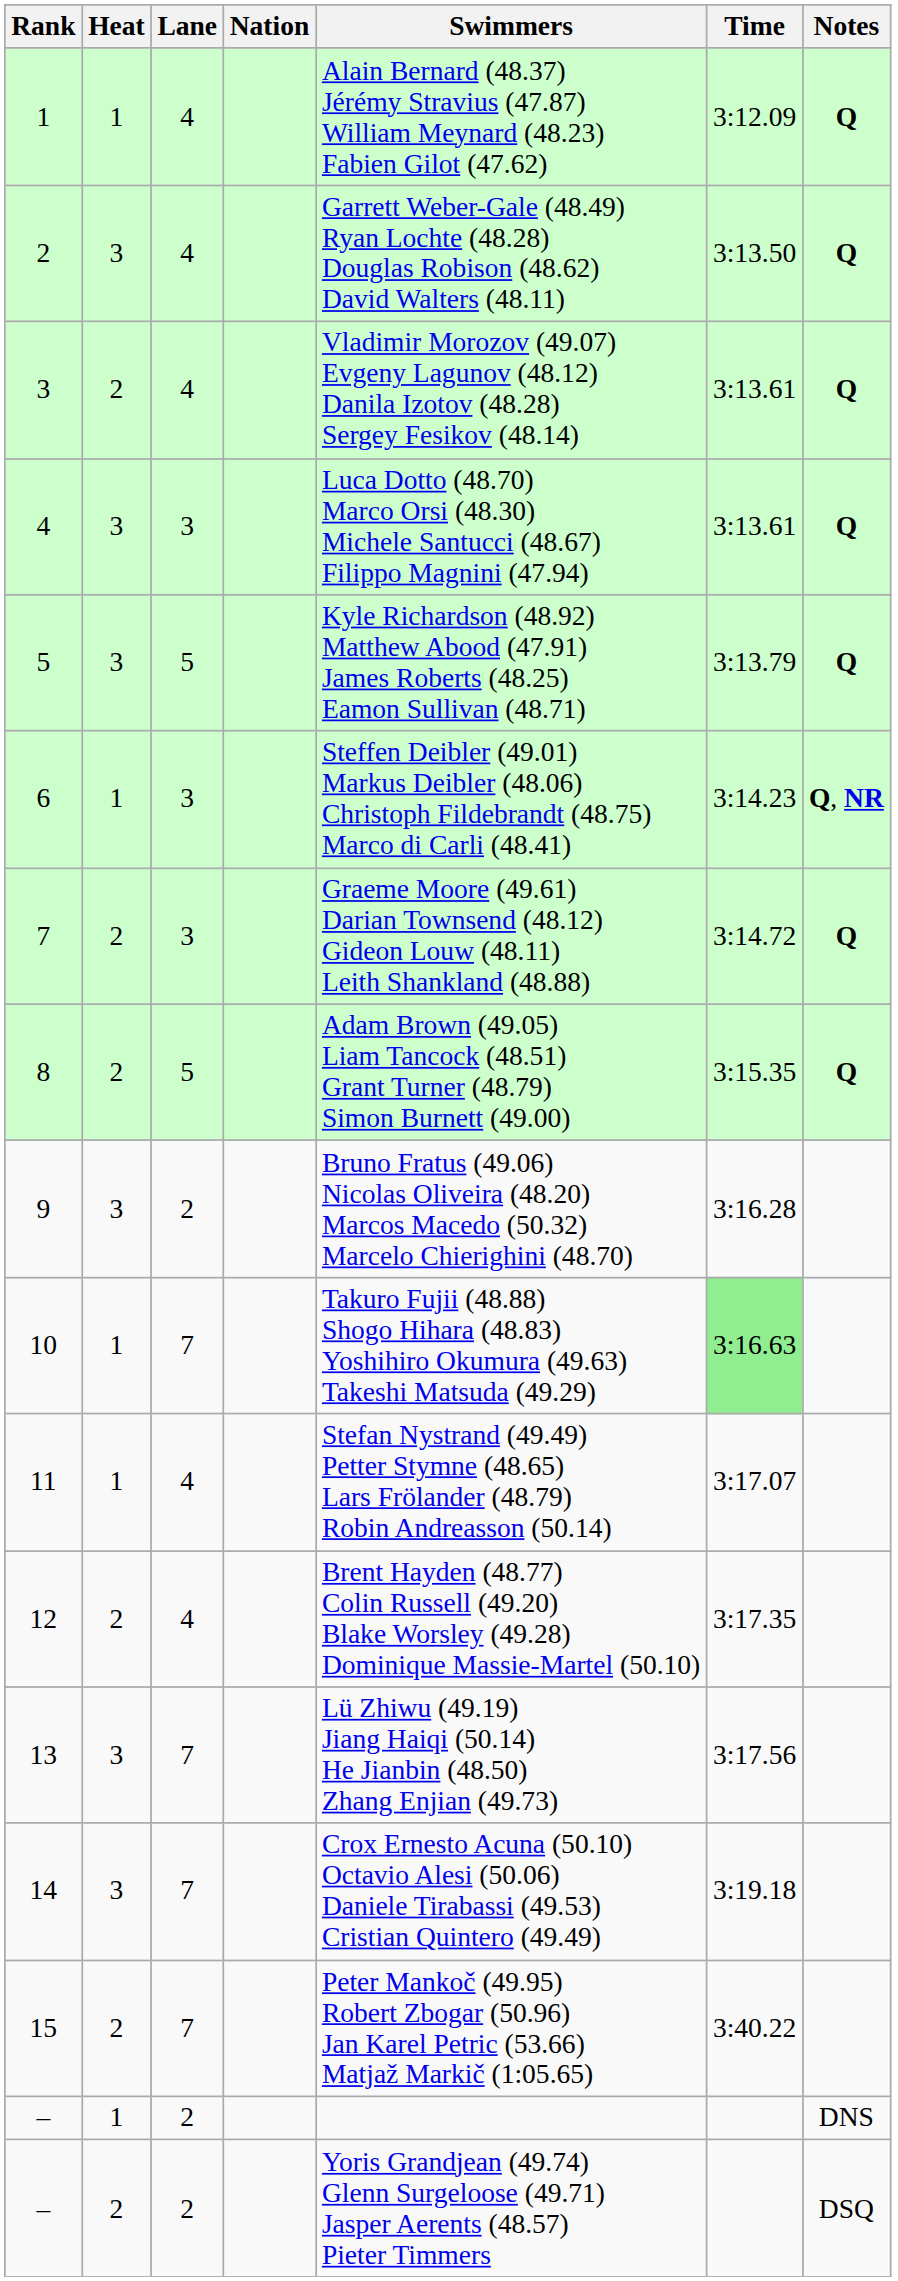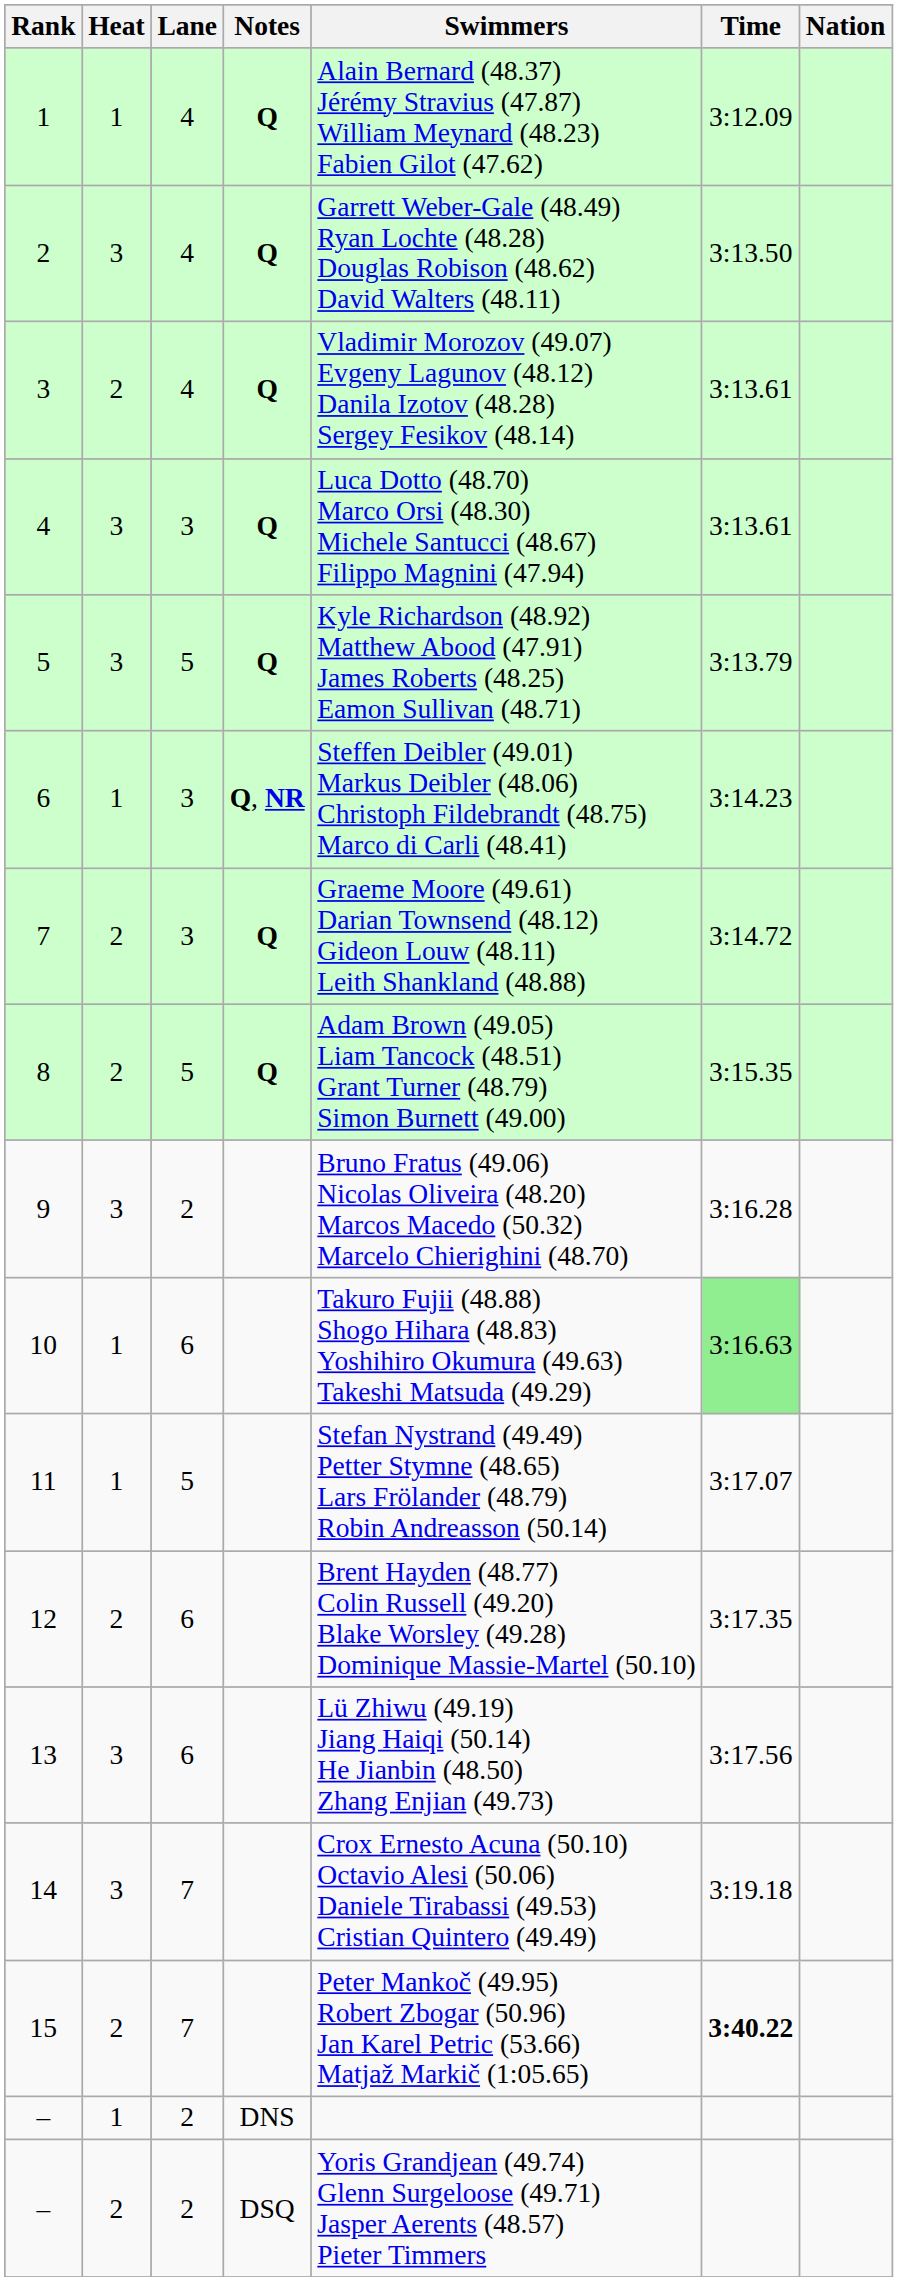columns swapped: (269, 26) <-> (846, 26)
(187, 1345) 7 -> (187, 1345) 6
(187, 1481) 4 -> (187, 1481) 5
(187, 1618) 4 -> (187, 1618) 6
(187, 1754) 7 -> (187, 1754) 6
(755, 2027) normal -> (751, 2027) bold
